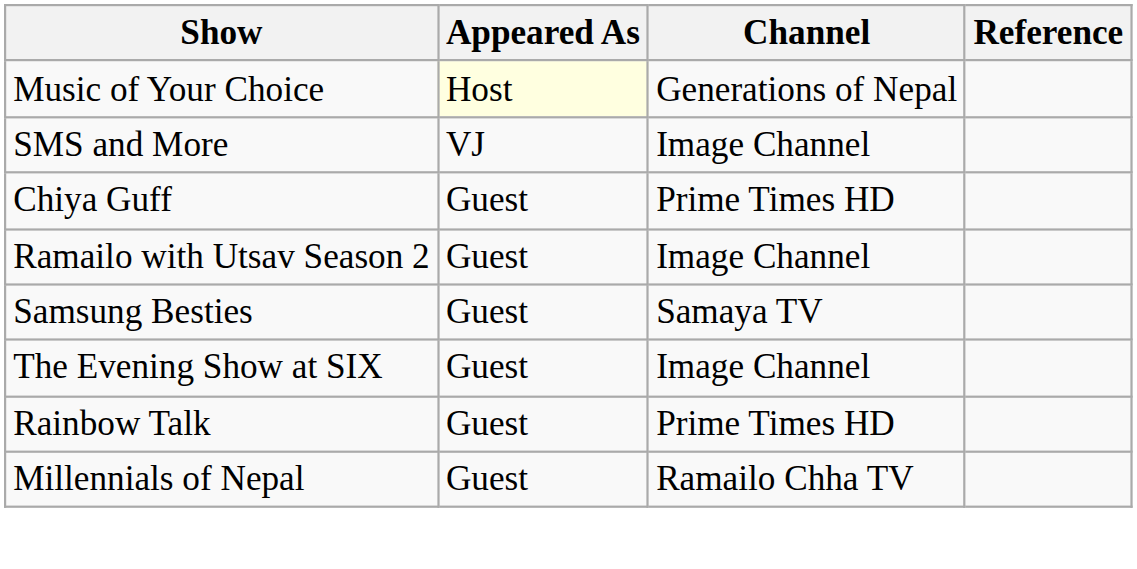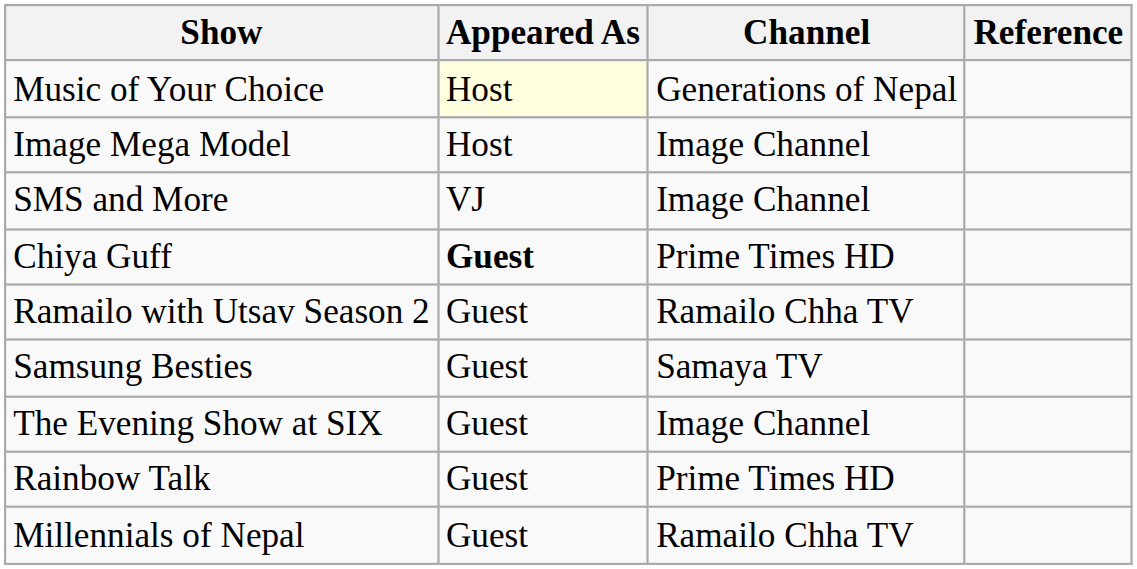+ row: (152, 144)
(487, 199) normal -> (490, 255) bold
(763, 255) Image Channel -> (785, 311) Ramailo Chha TV
